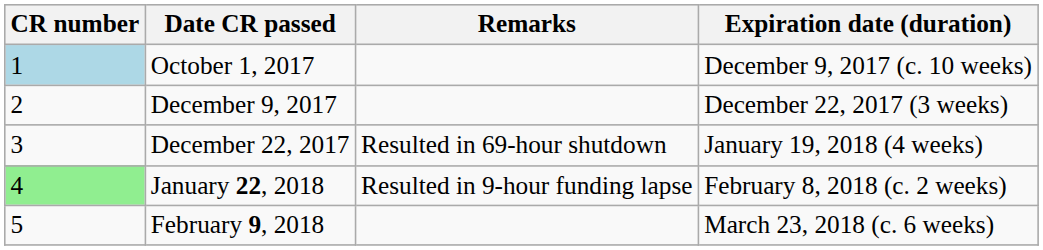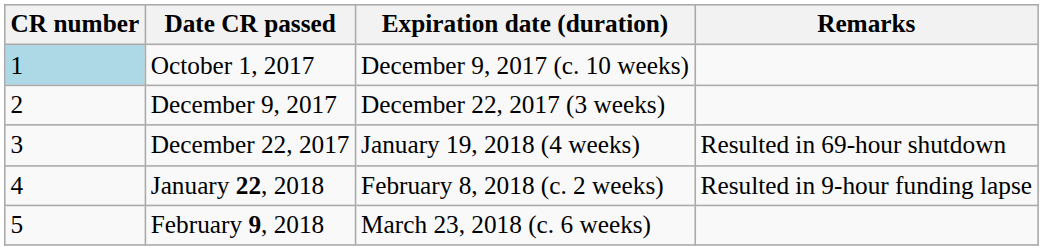columns swapped: (868, 24) <-> (527, 24)
(17, 184) lightgreen background -> (17, 184) no background
